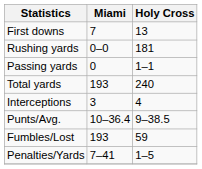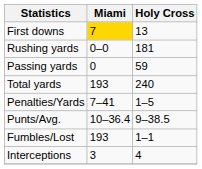(93, 31) no background -> (93, 31) gold background
(145, 66) 1–1 -> (142, 66) 59
rows swapped: (39, 102) <-> (46, 155)
(142, 137) 59 -> (145, 137) 1–1
